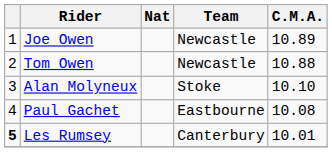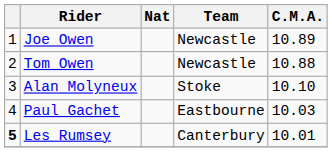(294, 111) 10.08 -> (294, 111) 10.03
